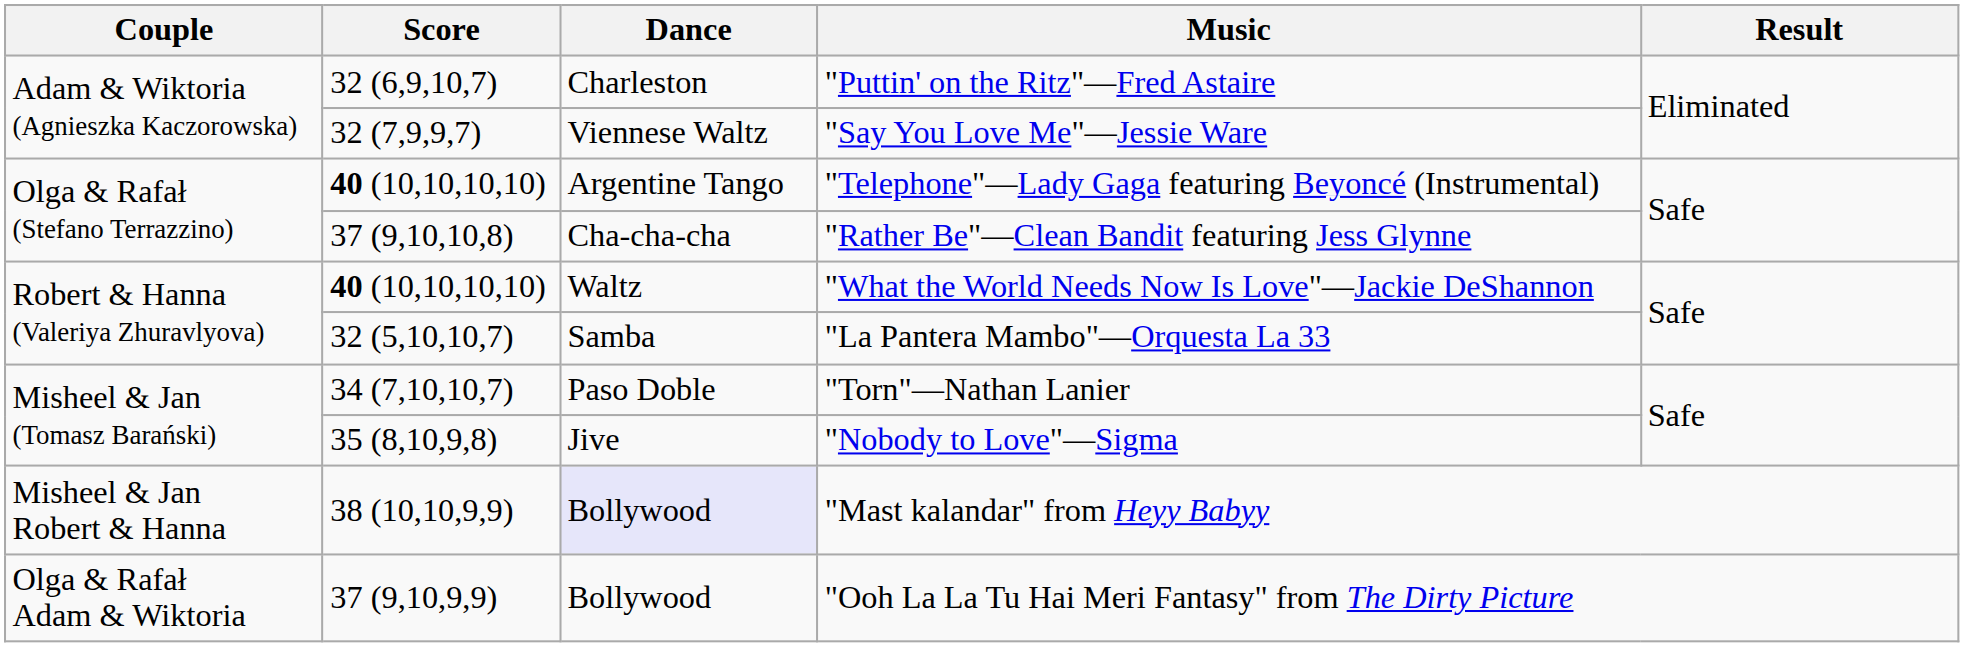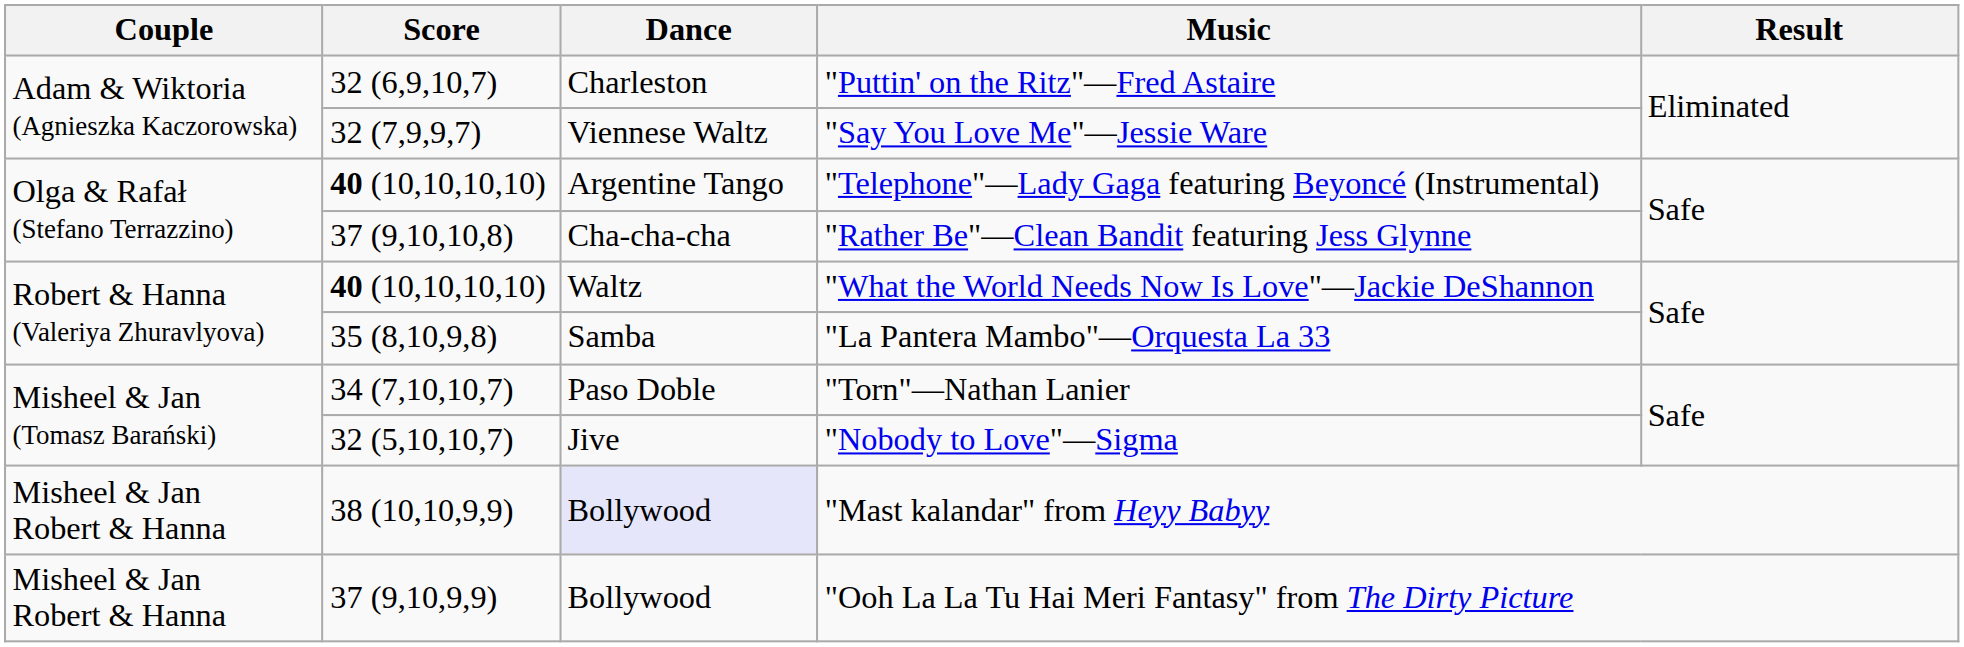(422, 337) 32 (5,10,10,7) -> (414, 337) 35 (8,10,9,8)
(414, 440) 35 (8,10,9,8) -> (422, 440) 32 (5,10,10,7)
(129, 597) Olga & Rafał Adam & Wiktoria -> (119, 597) Misheel & Jan Robert & Hanna
